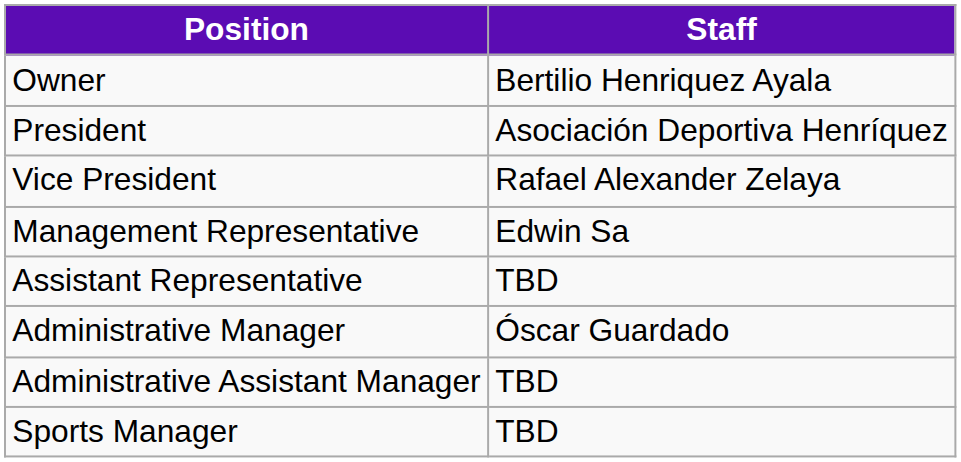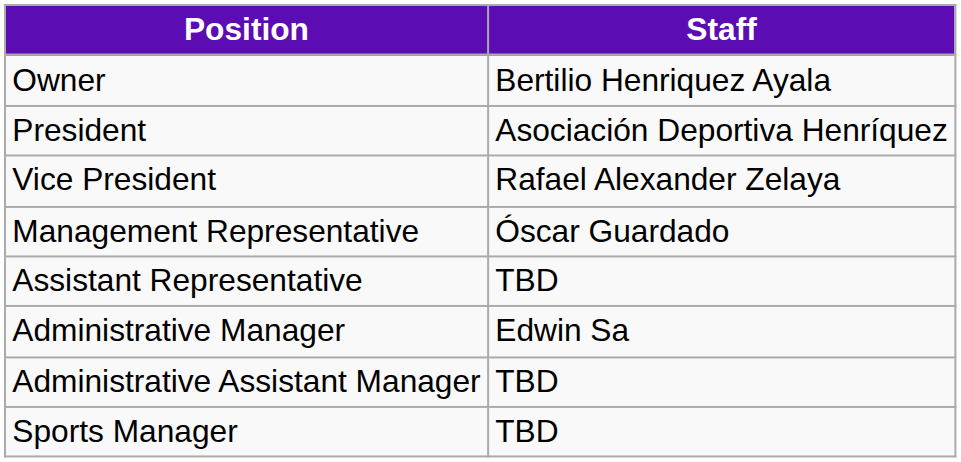(562, 230) Edwin Sa -> (612, 230) Óscar Guardado
(612, 331) Óscar Guardado -> (562, 331) Edwin Sa
